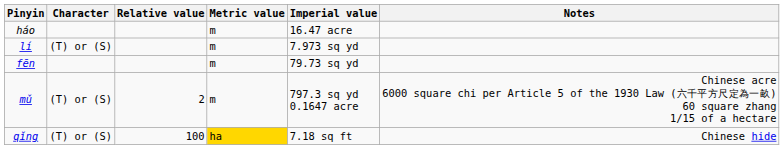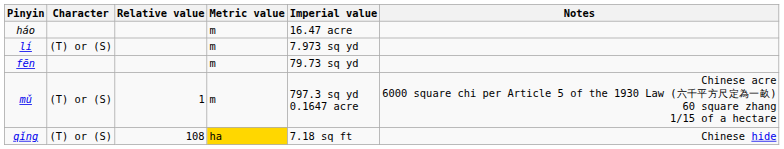(202, 100) 2 -> (202, 100) 1
(195, 136) 100 -> (195, 136) 108
